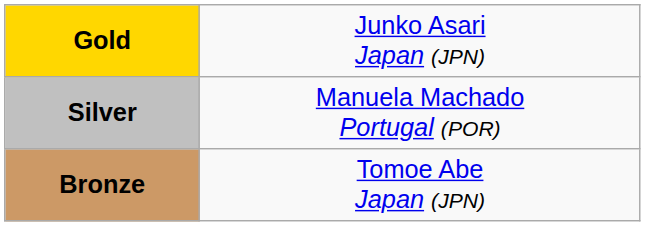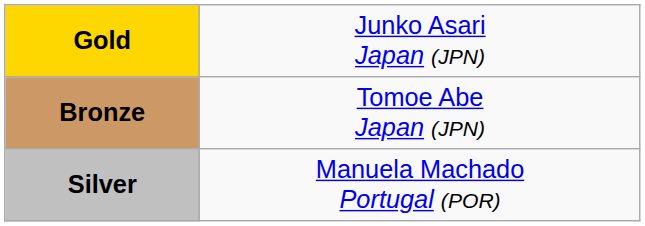rows swapped: (102, 112) <-> (102, 184)
